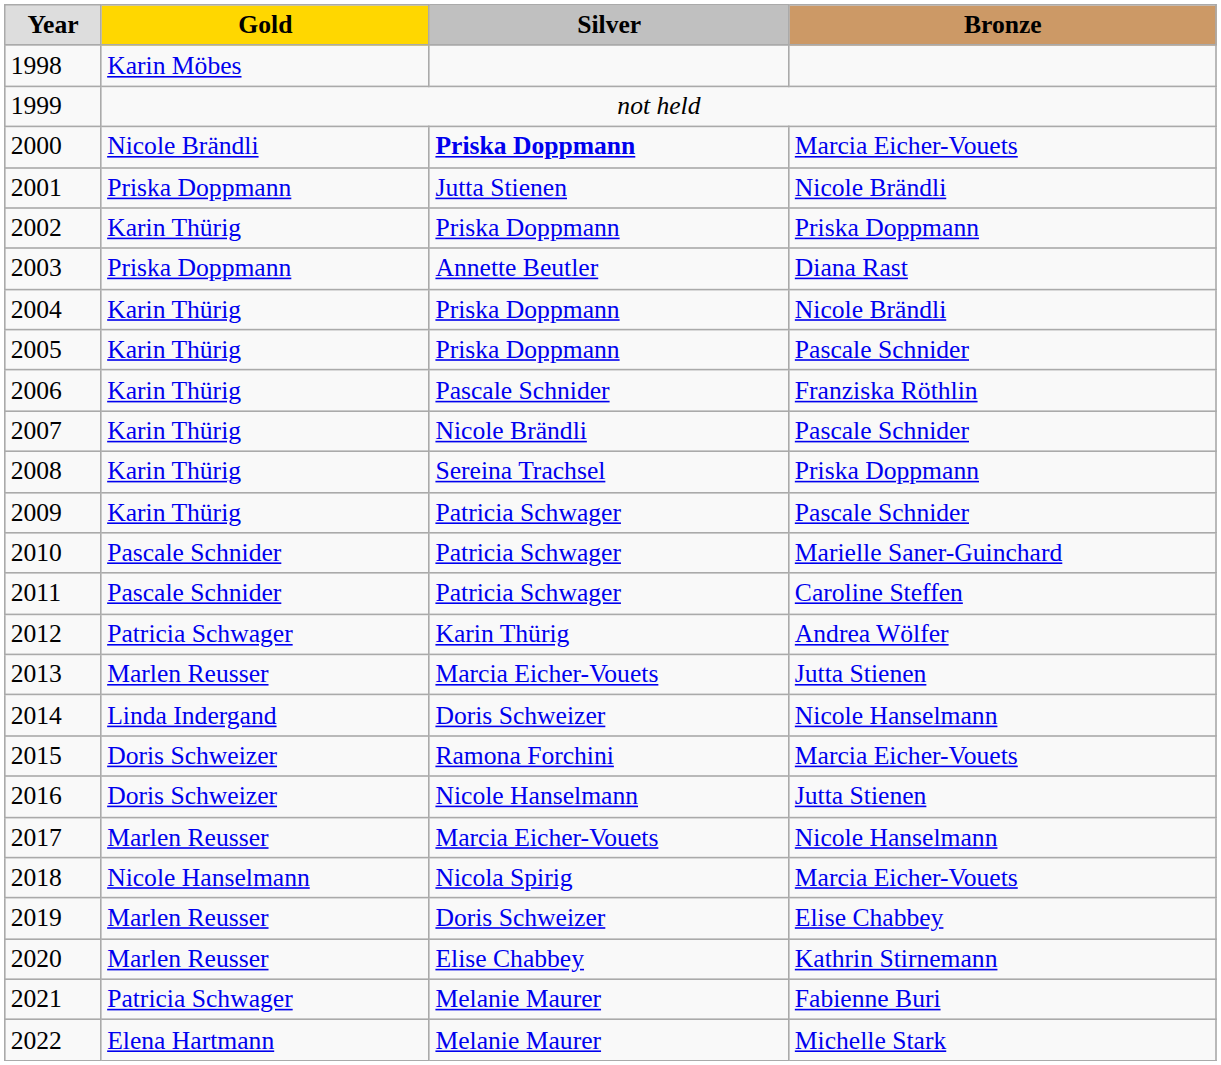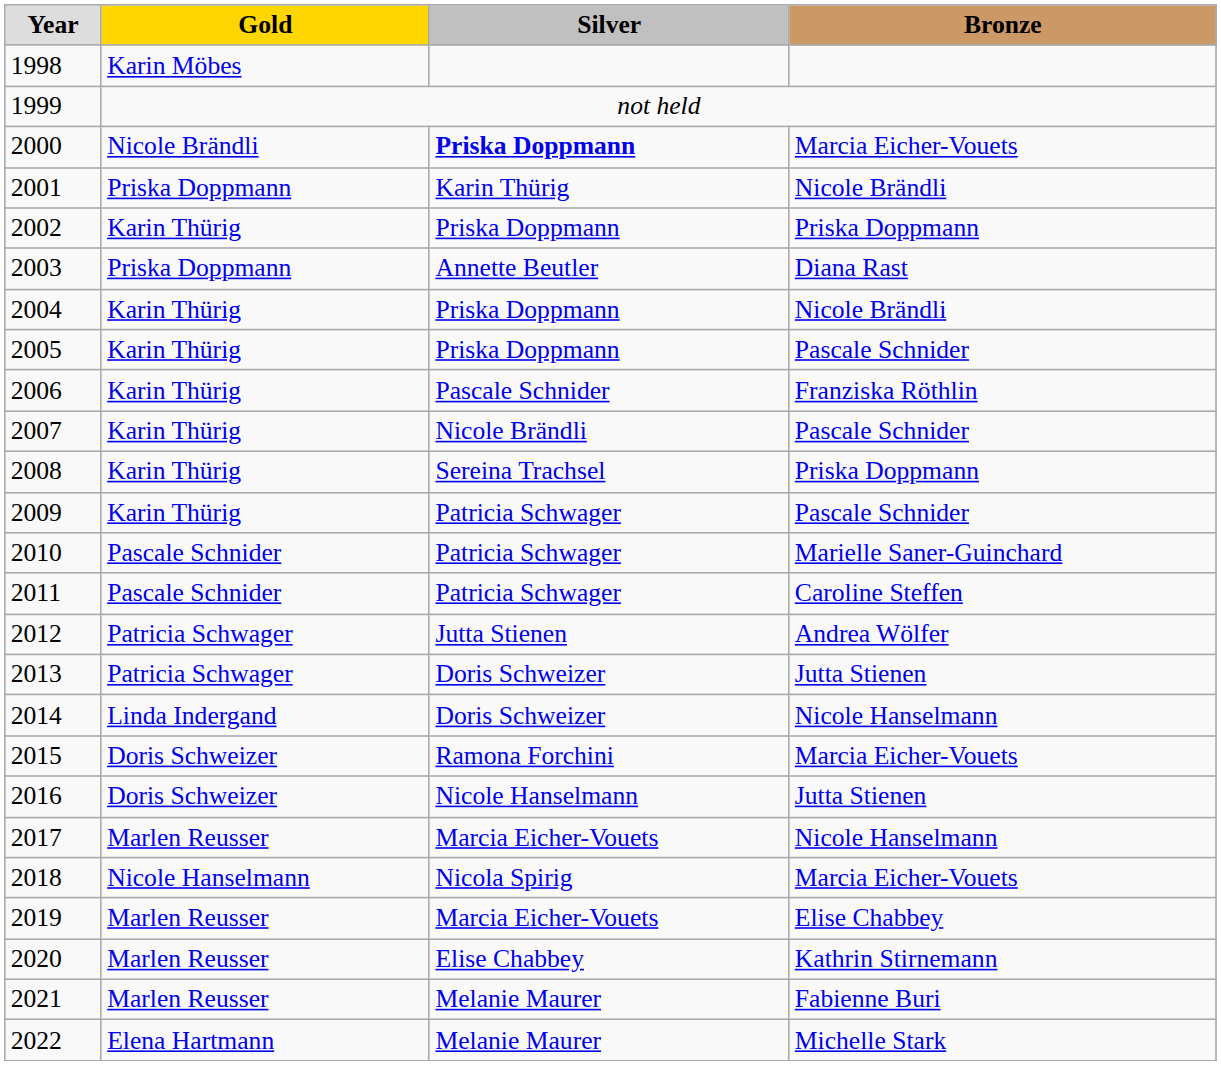(501, 187) Jutta Stienen -> (502, 187) Karin Thürig
(502, 633) Karin Thürig -> (501, 633) Jutta Stienen
(188, 674) Marlen Reusser -> (200, 674) Patricia Schwager
(547, 674) Marcia Eicher-Vouets -> (520, 674) Doris Schweizer
(520, 918) Doris Schweizer -> (547, 918) Marcia Eicher-Vouets
(200, 999) Patricia Schwager -> (188, 999) Marlen Reusser
